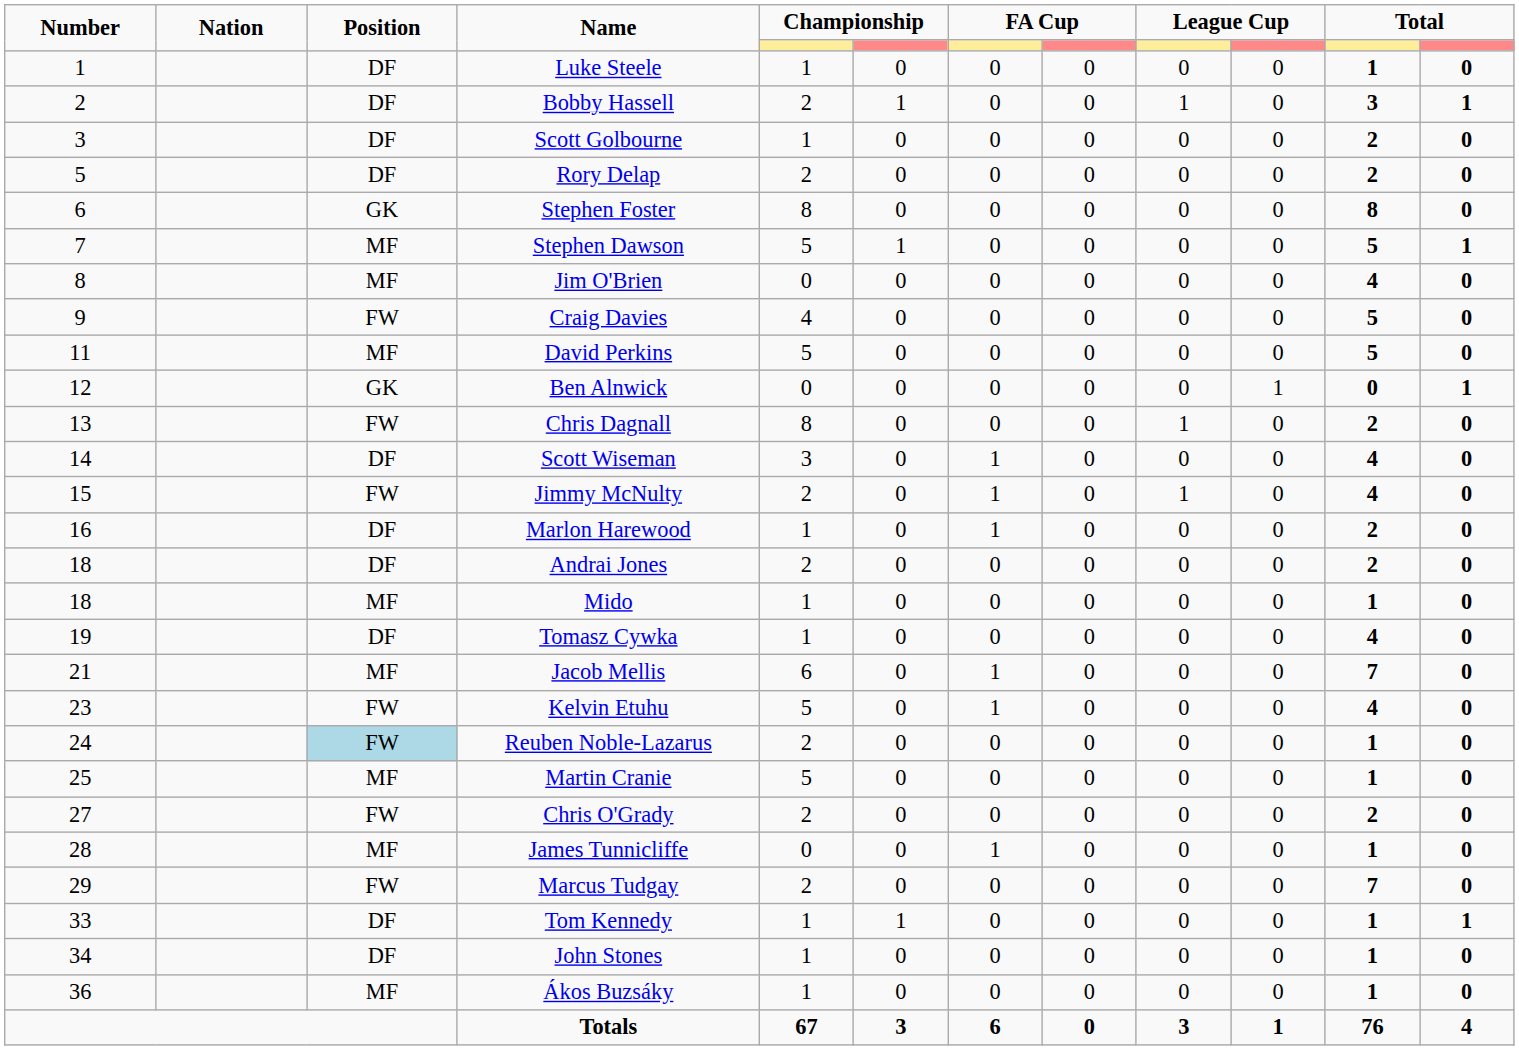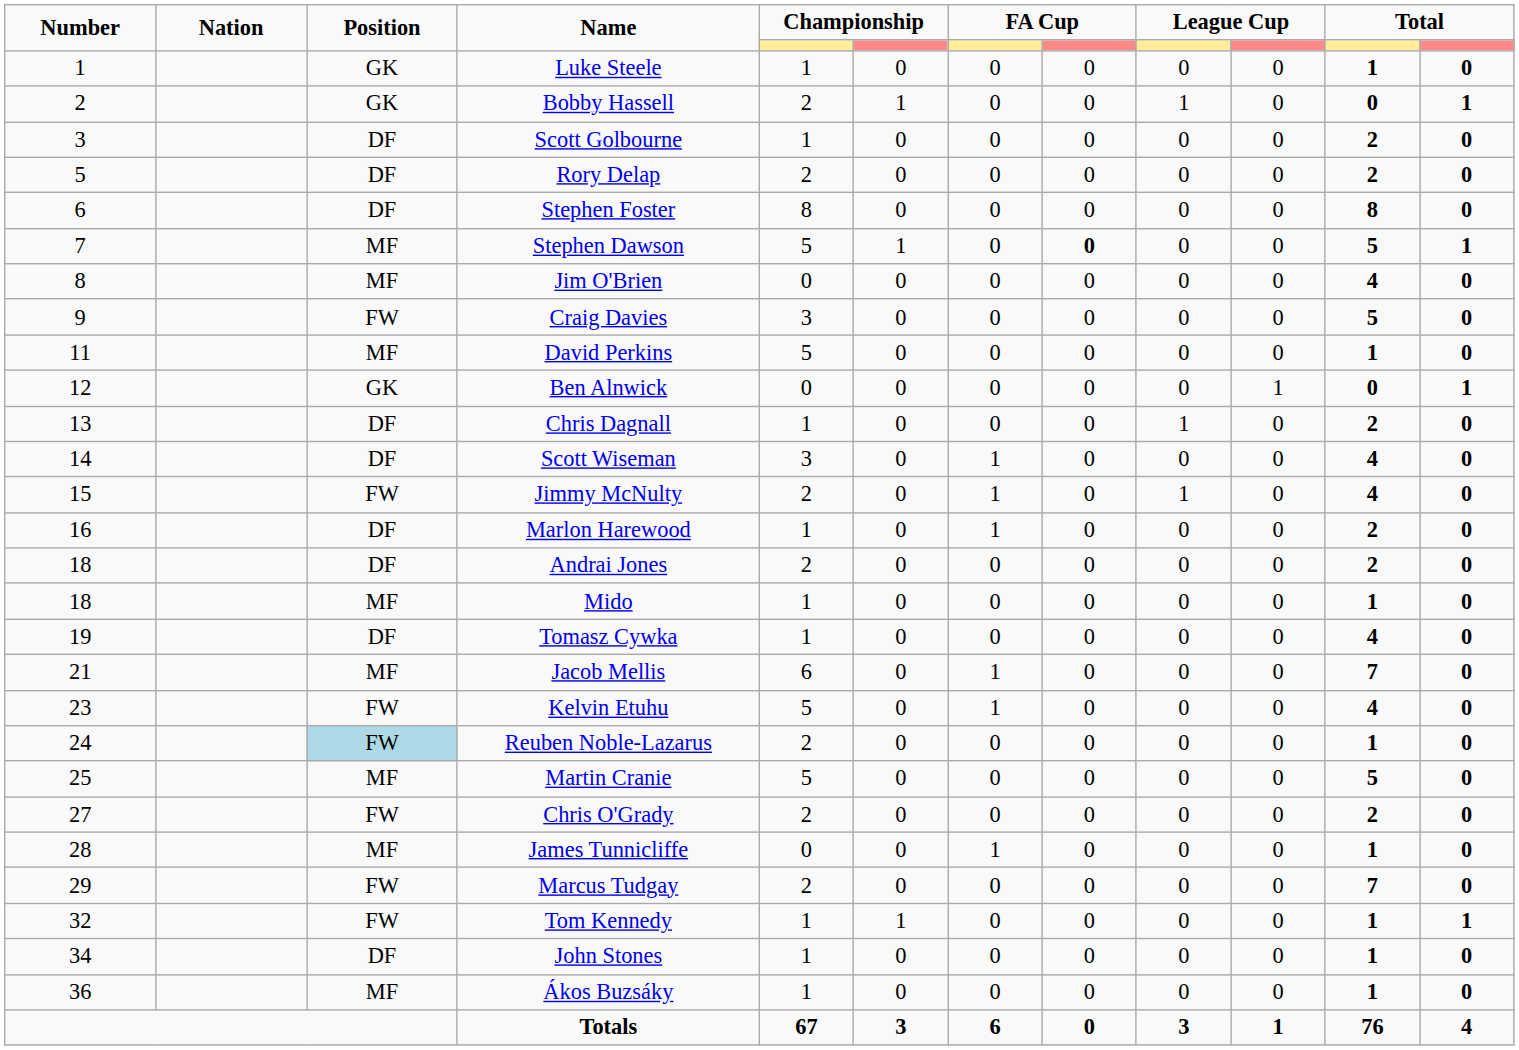(382, 68) DF -> (382, 68) GK
(382, 103) DF -> (382, 103) GK
(1372, 103) 3 -> (1372, 103) 0
(382, 210) GK -> (382, 210) DF
(1089, 245) normal -> (1089, 245) bold
(806, 316) 4 -> (806, 316) 3
(1372, 352) 5 -> (1372, 352) 1
(382, 423) FW -> (382, 423) DF
(806, 423) 8 -> (806, 423) 1
(1372, 778) 1 -> (1372, 778) 5
(80, 920) 33 -> (80, 920) 32
(382, 920) DF -> (382, 920) FW
